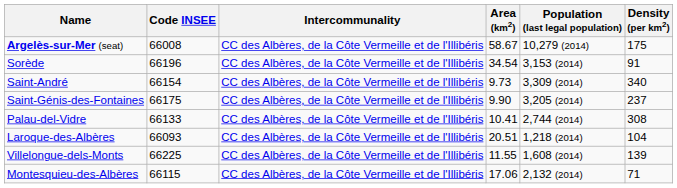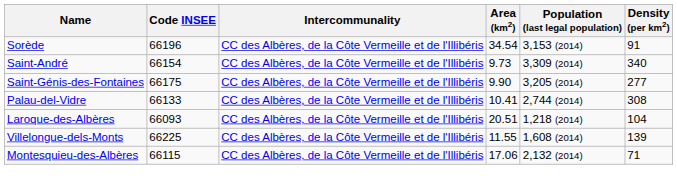- row: (65, 45)
(637, 100) 237 -> (637, 82) 277
